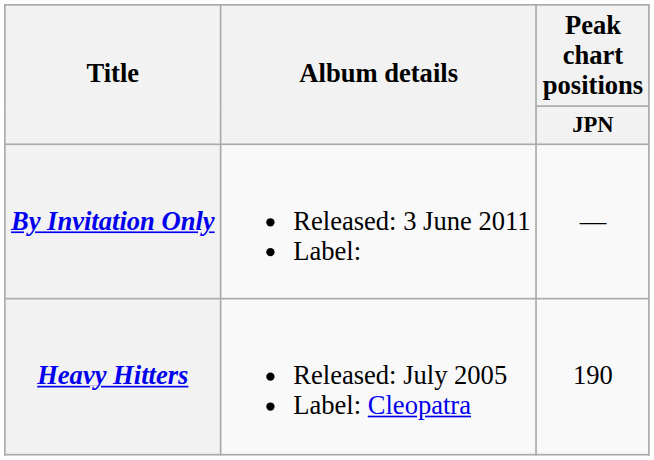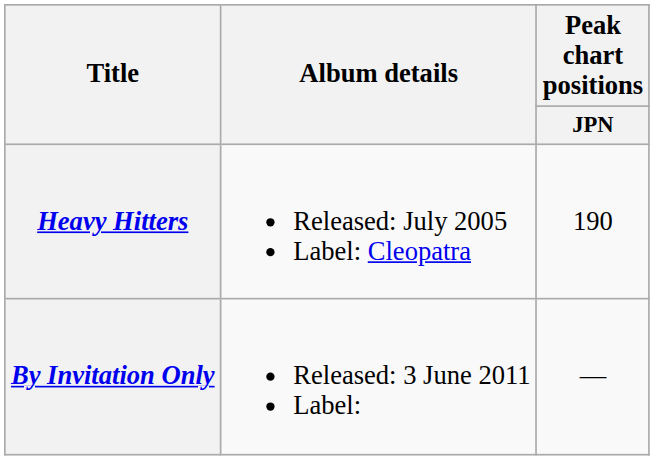rows swapped: (113, 376) <-> (113, 221)
